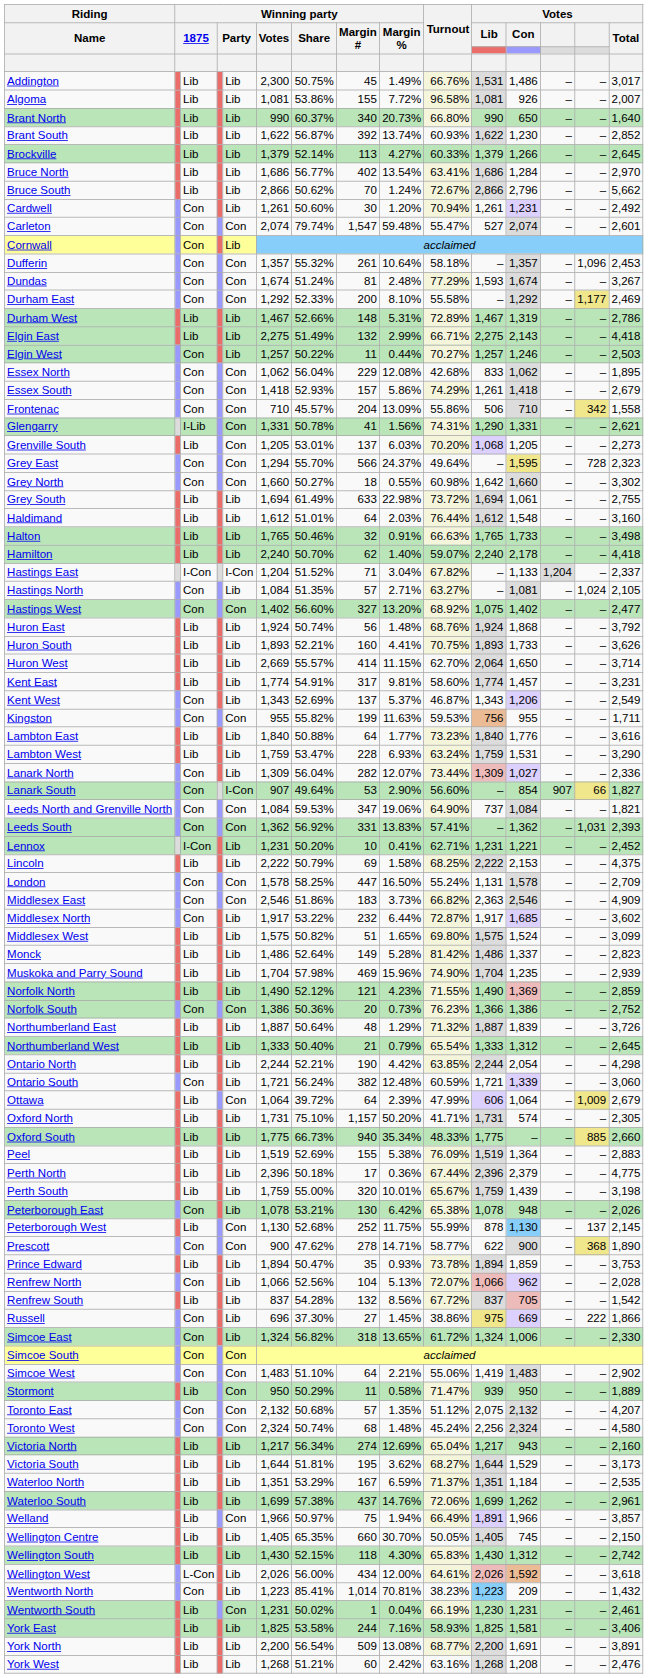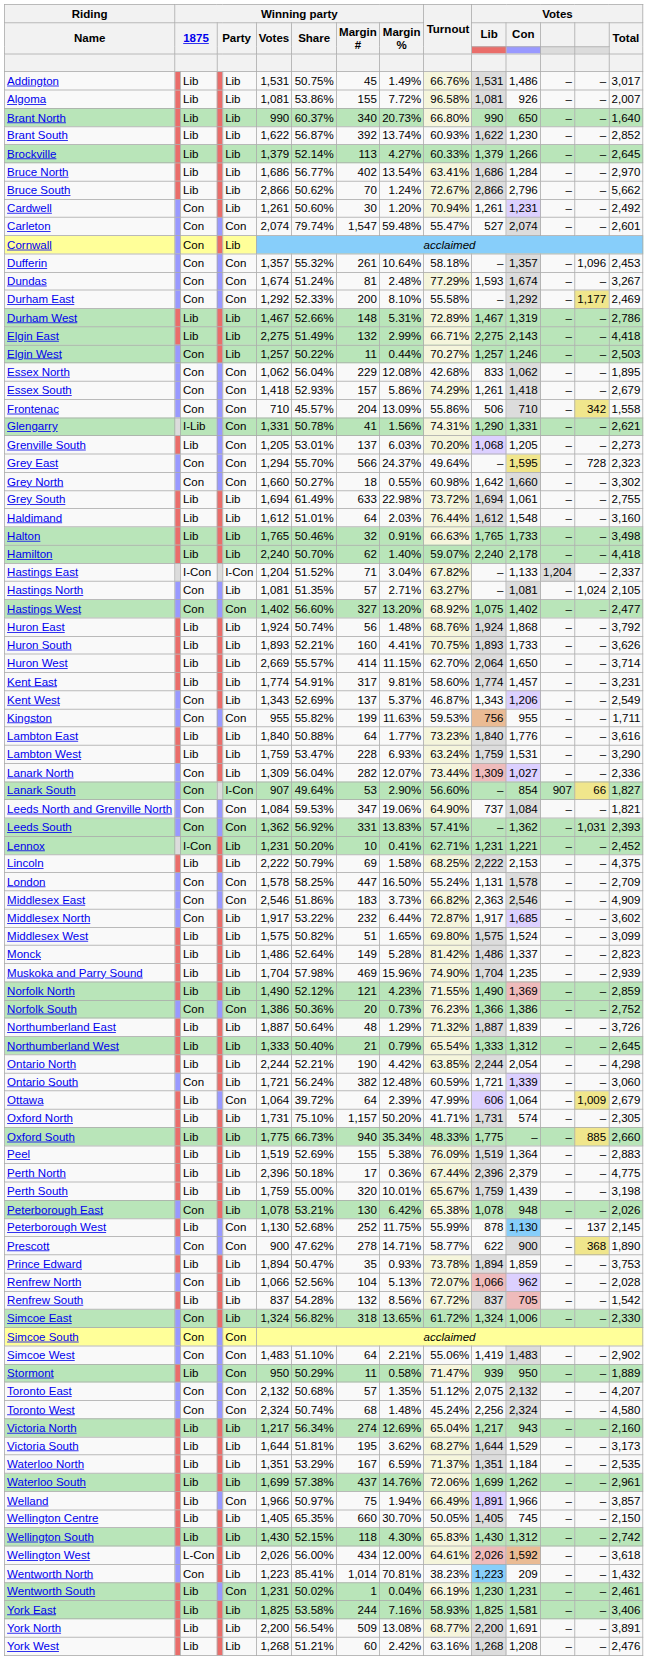(275, 81) 2,300 -> (275, 81) 1,531
(275, 591) 1,084 -> (275, 591) 1,081
- row: (26, 1319)
